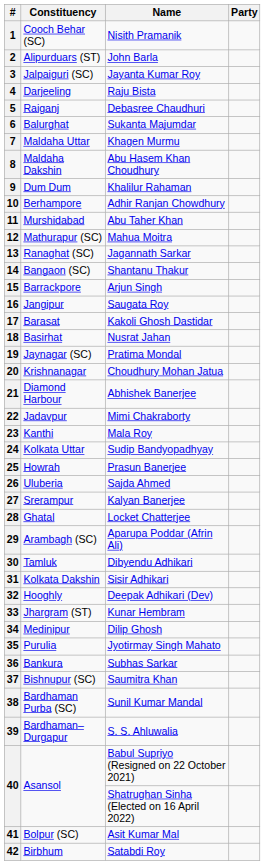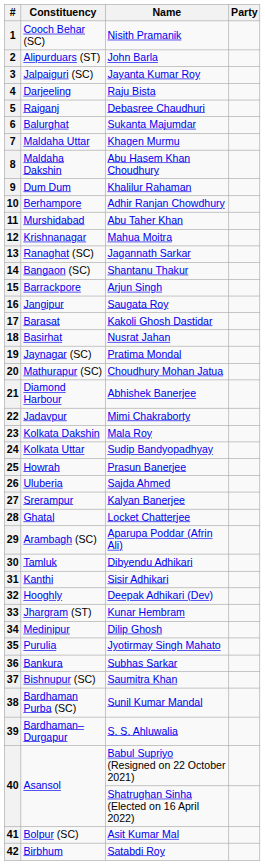(63, 237) Mathurapur (SC) -> (55, 237) Krishnanagar
(55, 371) Krishnanagar -> (63, 371) Mathurapur (SC)
(38, 433) Kanthi -> (62, 433) Kolkata Dakshin
(62, 579) Kolkata Dakshin -> (38, 579) Kanthi
